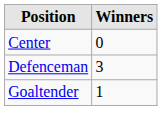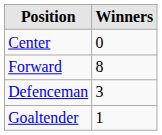+ row: (35, 67)
